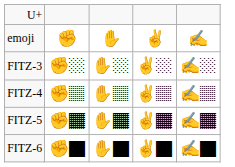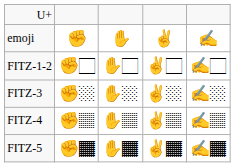+ row: (30, 65)
- row: (25, 148)
